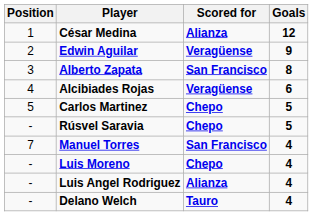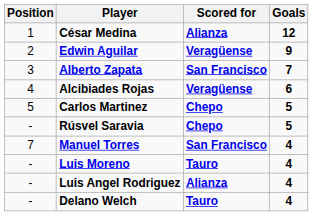(289, 70) 8 -> (289, 70) 7
(204, 164) Chepo -> (202, 164) Tauro
